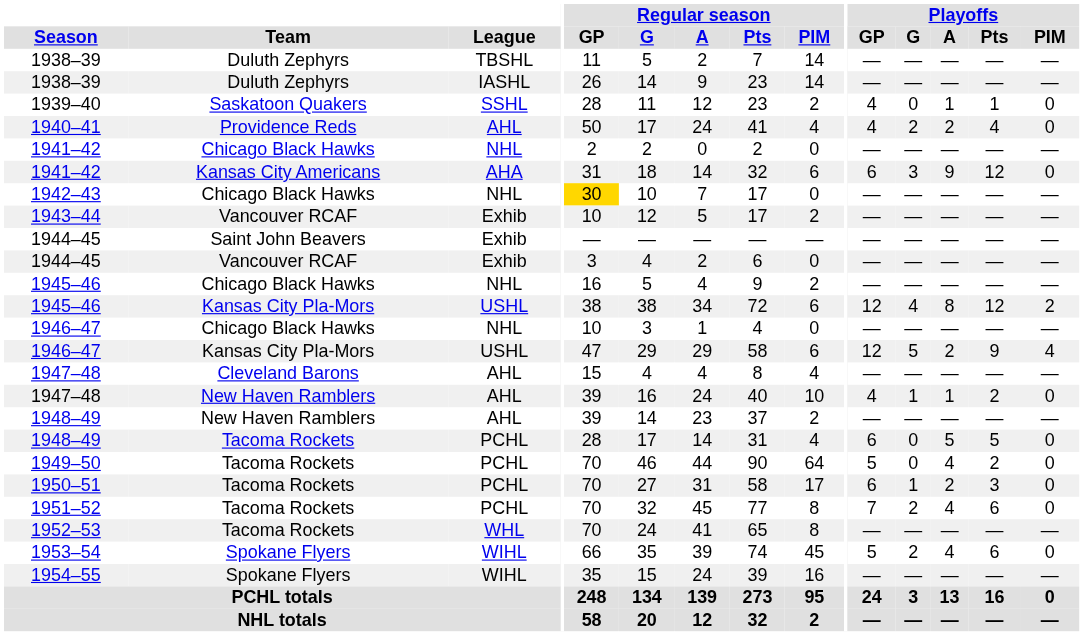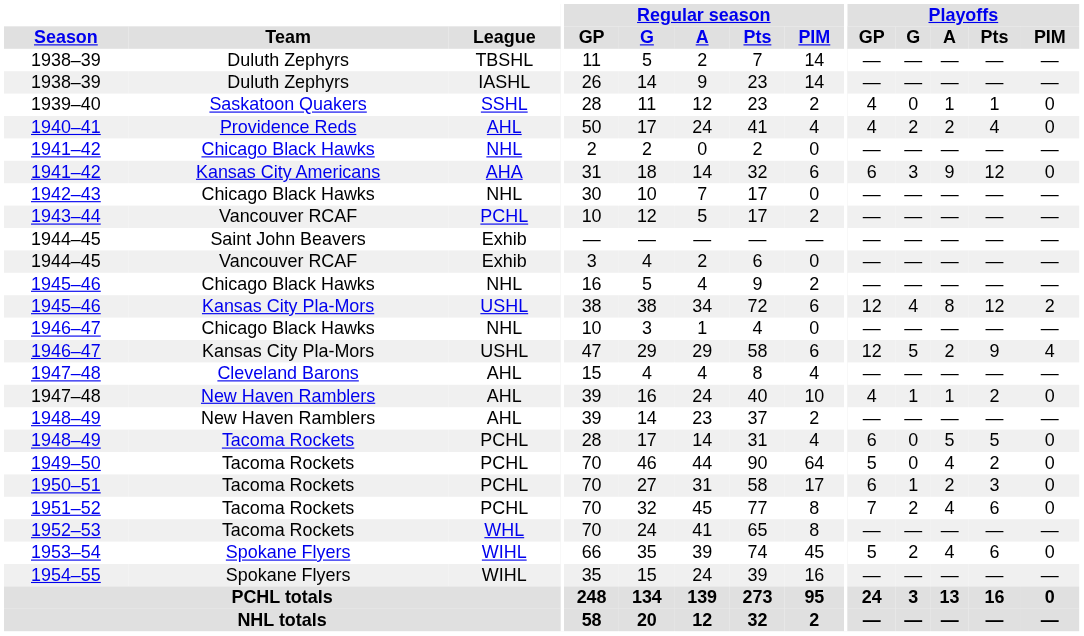(592, 194) gold background -> (592, 194) no background
(504, 216) Exhib -> (504, 216) PCHL
